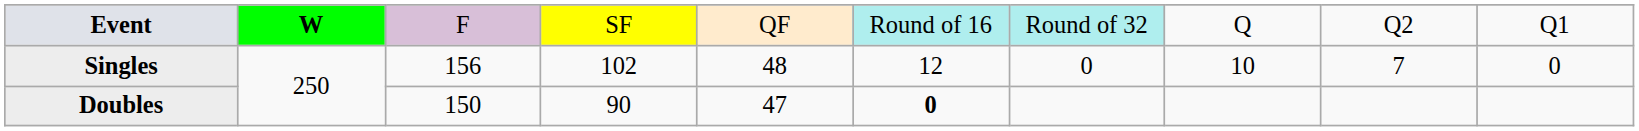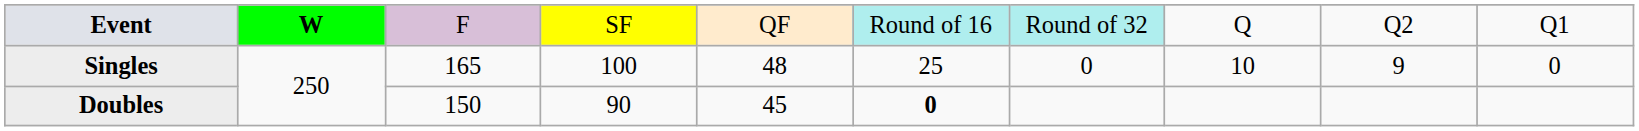(463, 65) 156 -> (463, 65) 165
(619, 65) 102 -> (619, 65) 100
(931, 65) 12 -> (931, 65) 25
(1399, 65) 7 -> (1399, 65) 9
(775, 105) 47 -> (775, 105) 45
